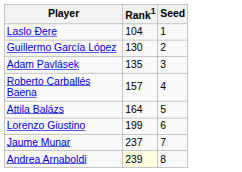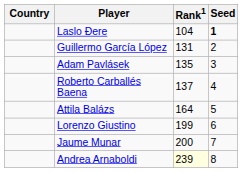+ column: (29, 14)
(163, 32) normal -> (214, 32) bold
(134, 48) 130 -> (184, 48) 131
(134, 87) 157 -> (184, 87) 137
(134, 142) 237 -> (184, 142) 200
